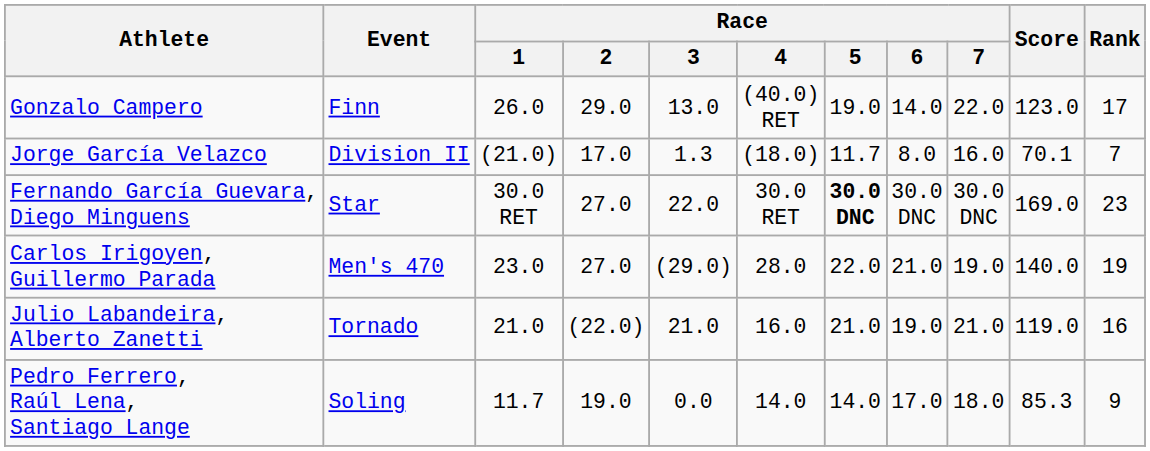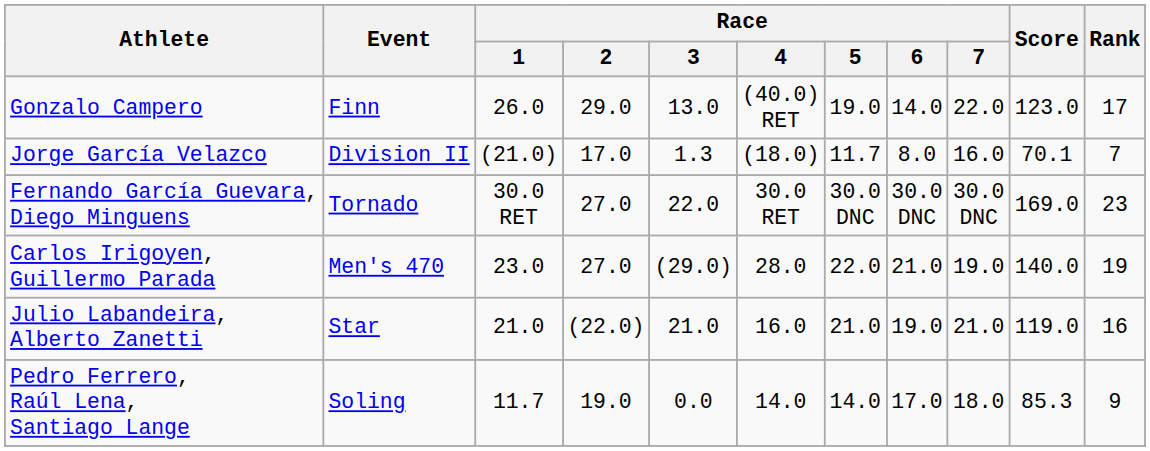(354, 205) Star -> (373, 205) Tornado
(855, 205) bold -> (855, 205) normal
(373, 328) Tornado -> (354, 328) Star
